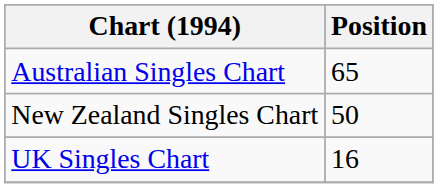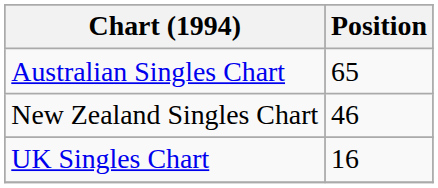(345, 114) 50 -> (345, 114) 46
